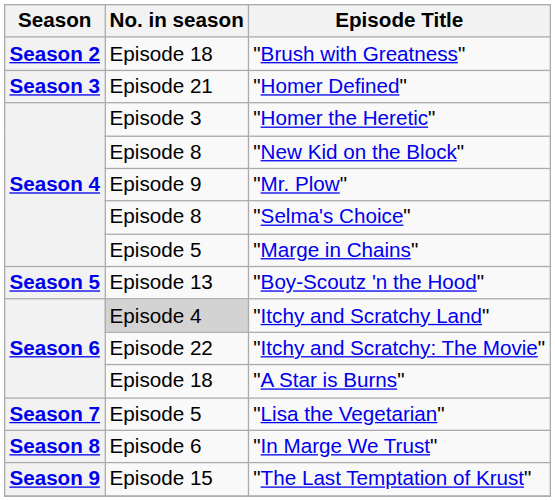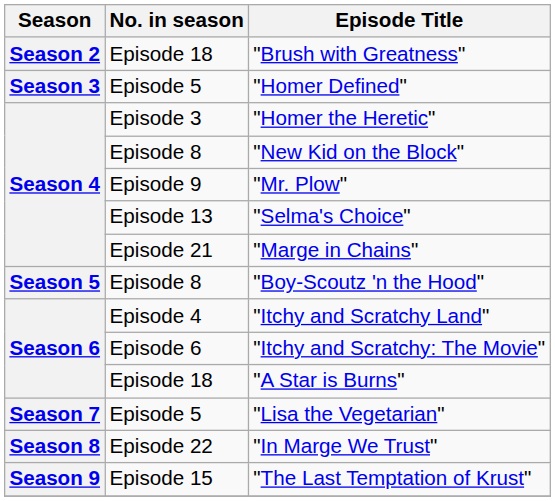(161, 86) Episode 21 -> (155, 86) Episode 5
(155, 217) Episode 8 -> (161, 217) Episode 13
(155, 250) Episode 5 -> (161, 250) Episode 21
(161, 282) Episode 13 -> (155, 282) Episode 8
(155, 315) lightgrey background -> (155, 315) no background
(161, 348) Episode 22 -> (155, 348) Episode 6
(155, 446) Episode 6 -> (161, 446) Episode 22
